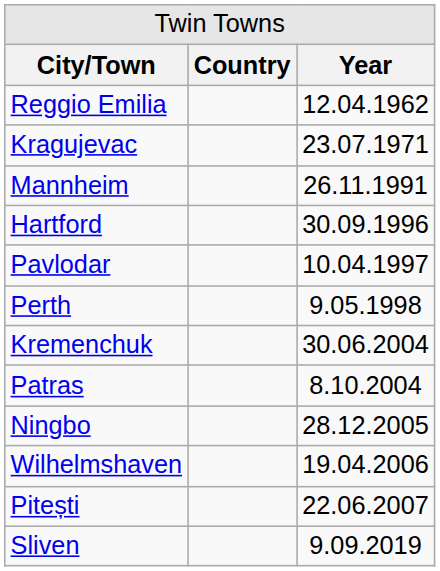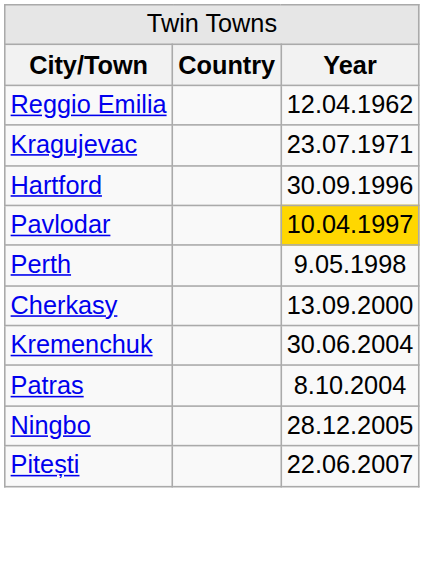- row: (70, 184)
(365, 265) no background -> (350, 225) gold background
+ row: (64, 305)
- row: (96, 465)
- row: (45, 545)
